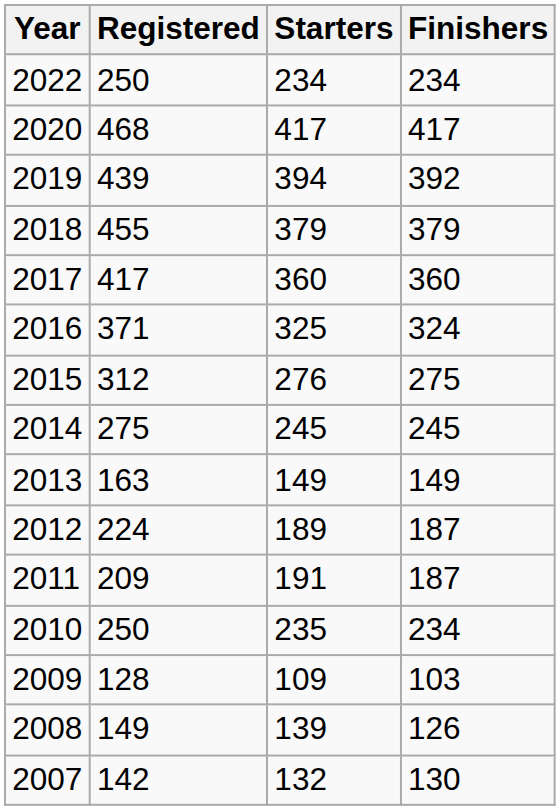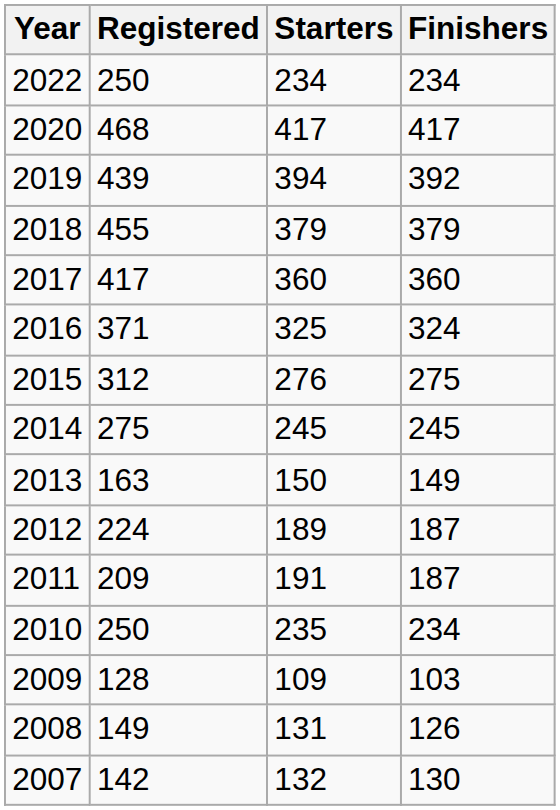(301, 479) 149 -> (301, 479) 150
(301, 729) 139 -> (301, 729) 131
